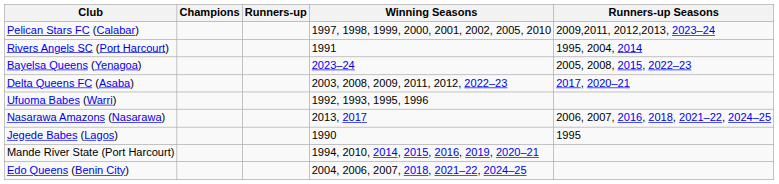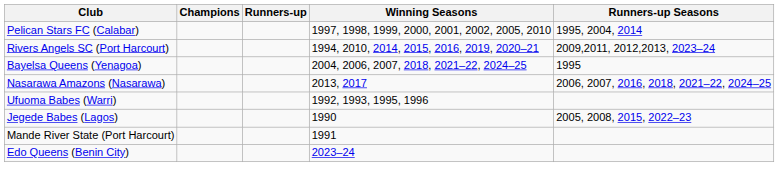(636, 30) 2009,2011, 2012,2013, 2023–24 -> (599, 30) 1995, 2004, 2014
(324, 48) 1991 -> (425, 48) 1994, 2010, 2014, 2015, 2016, 2019, 2020–21
(599, 48) 1995, 2004, 2014 -> (636, 48) 2009,2011, 2012,2013, 2023–24
(333, 65) 2023–24 -> (419, 65) 2004, 2006, 2007, 2018, 2021–22, 2024–25
(624, 65) 2005, 2008, 2015, 2022–23 -> (569, 65) 1995
- row: (70, 83)
rows swapped: (62, 100) <-> (86, 118)
(569, 135) 1995 -> (624, 118) 2005, 2008, 2015, 2022–23
(425, 153) 1994, 2010, 2014, 2015, 2016, 2019, 2020–21 -> (324, 135) 1991
(419, 170) 2004, 2006, 2007, 2018, 2021–22, 2024–25 -> (333, 153) 2023–24
